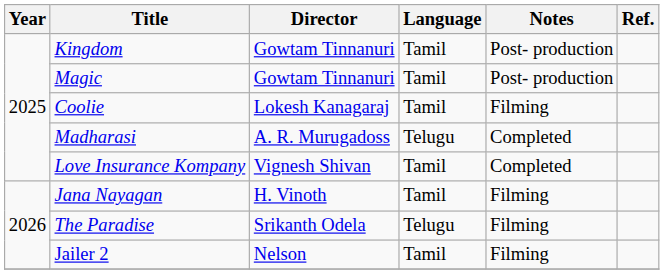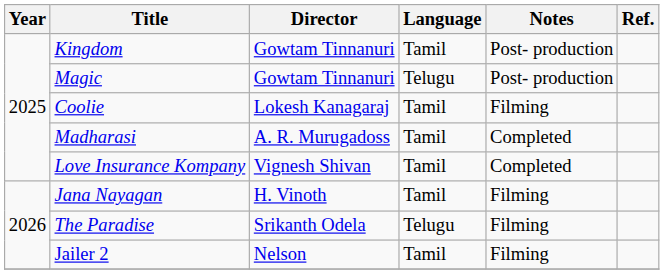(425, 78) Tamil -> (429, 78) Telugu
(429, 136) Telugu -> (425, 136) Tamil
